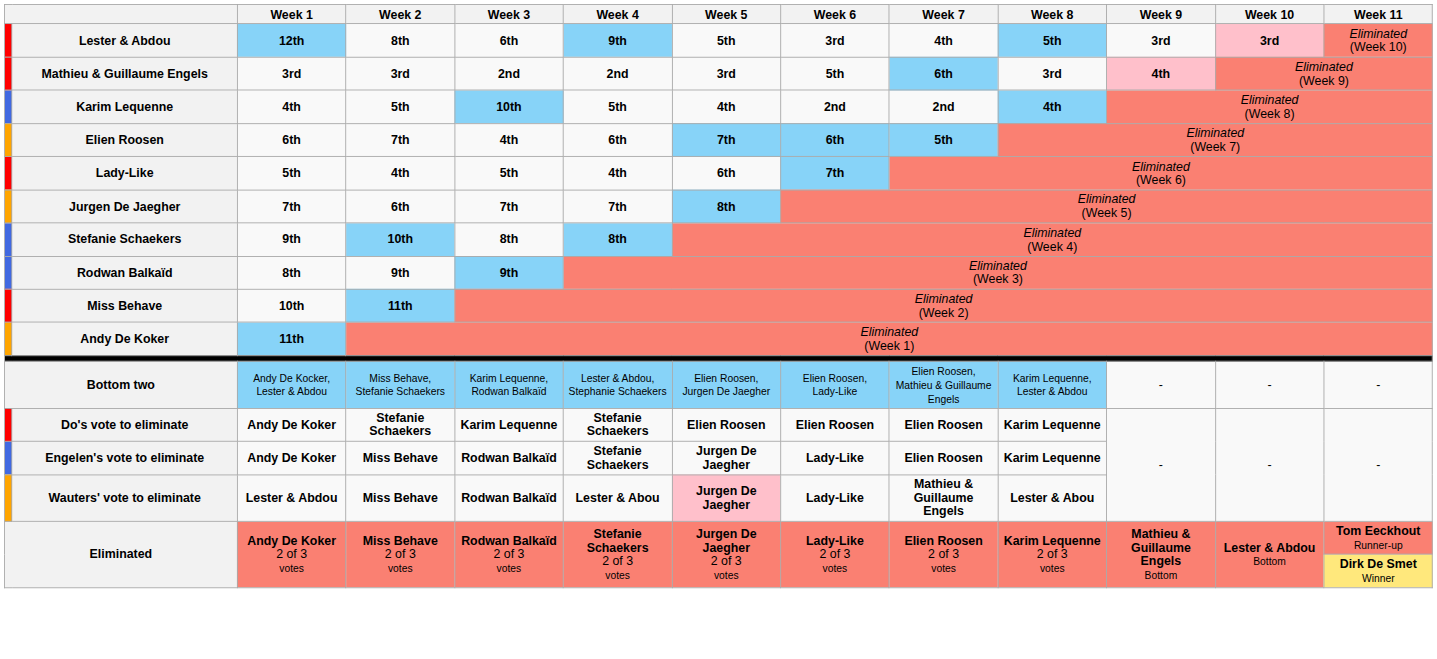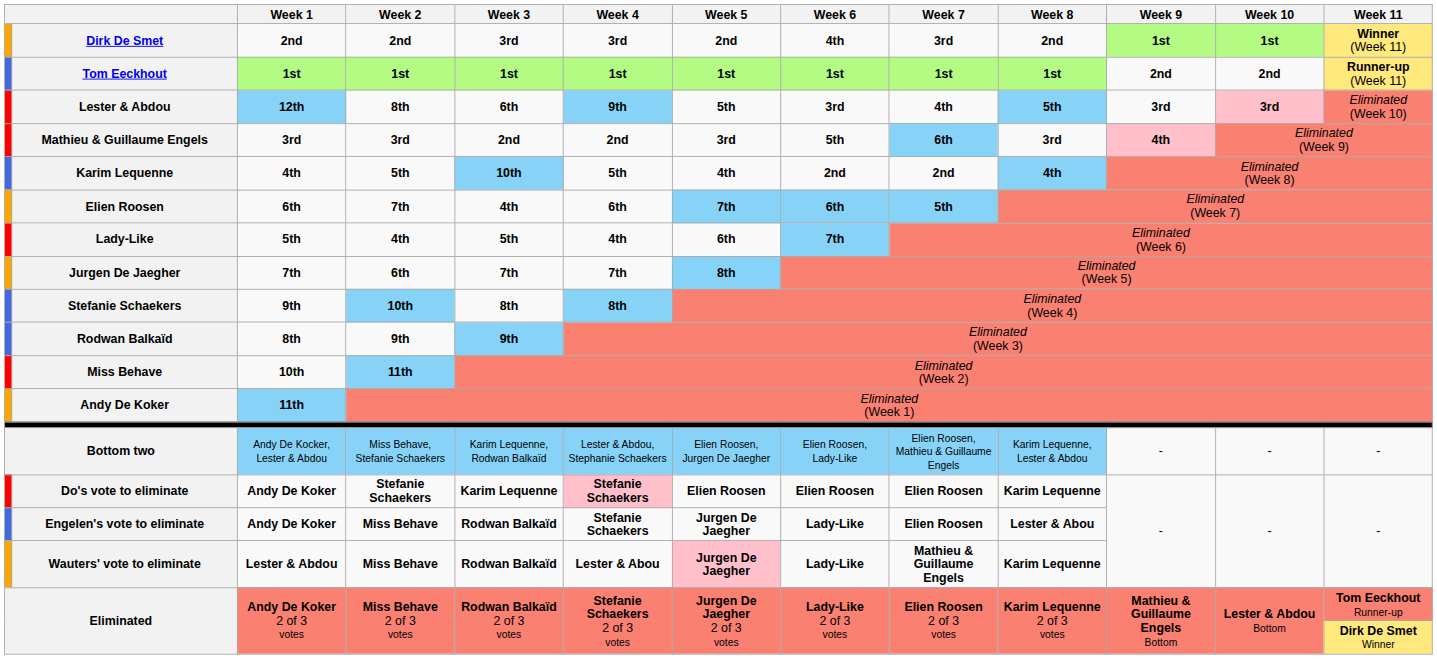+ row: (125, 40)
+ row: (125, 73)
(618, 424) no background -> (618, 491) pink background
(1052, 458) Karim Lequenne -> (1052, 524) Lester & Abou
(1052, 498) Lester & Abou -> (1052, 564) Karim Lequenne
